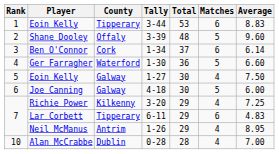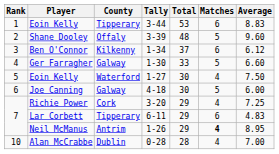(106, 50) Cork -> (116, 50) Kilkenny
(255, 50) 6.14 -> (255, 50) 6.12
(118, 63) Waterford -> (111, 63) Galway
(184, 63) 36 -> (184, 63) 33
(111, 77) Galway -> (118, 77) Waterford
(116, 103) Kilkenny -> (106, 103) Cork
(217, 129) normal -> (217, 129) bold
